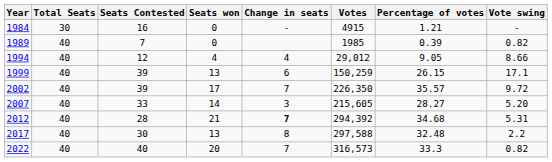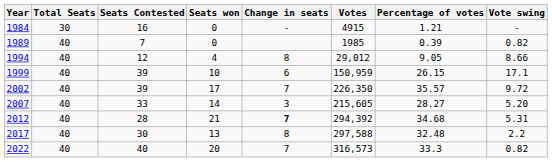(286, 58) 4 -> (286, 58) 8
(214, 73) 13 -> (214, 73) 10
(353, 73) 150,259 -> (353, 73) 150,959
